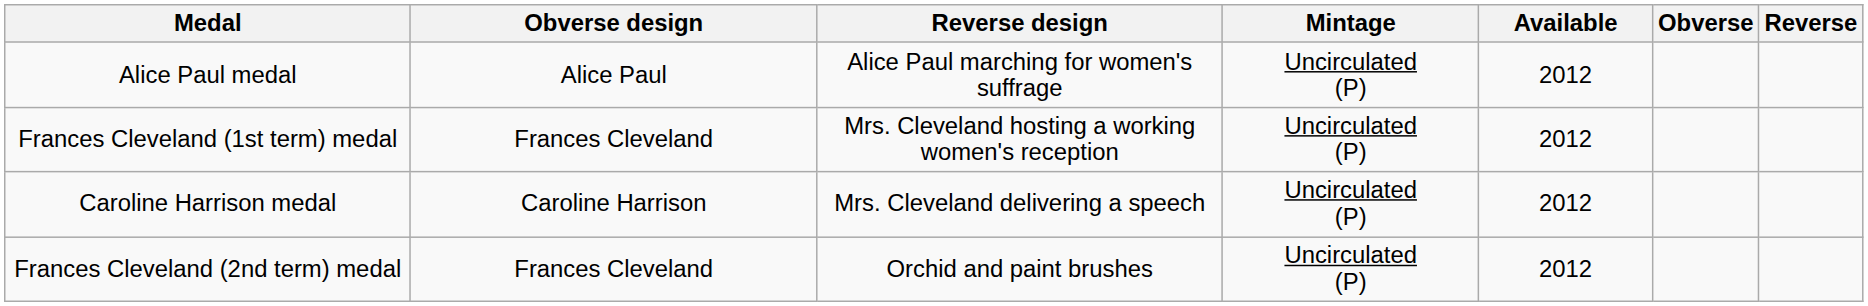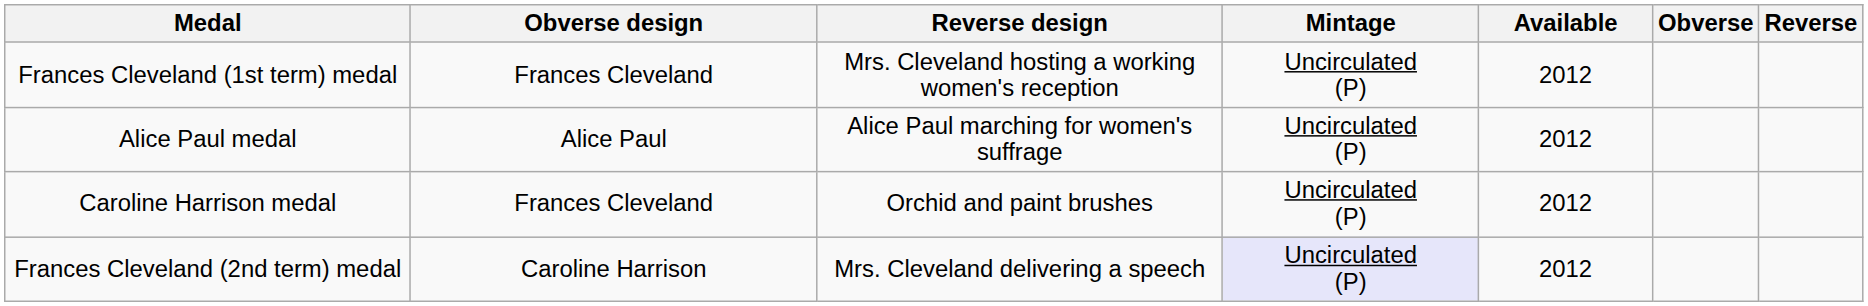rows swapped: (208, 74) <-> (208, 139)
(614, 203) Caroline Harrison -> (614, 203) Frances Cleveland
(1020, 203) Mrs. Cleveland delivering a speech -> (1020, 203) Orchid and paint brushes
(614, 268) Frances Cleveland -> (614, 268) Caroline Harrison
(1020, 268) Orchid and paint brushes -> (1020, 268) Mrs. Cleveland delivering a speech
(1351, 268) no background -> (1351, 268) lavender background
